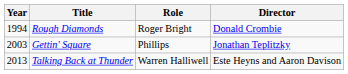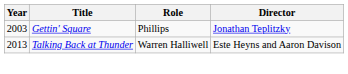- row: (68, 28)
